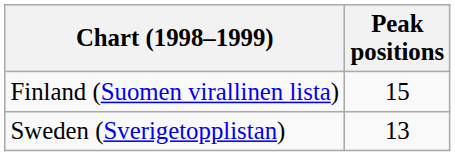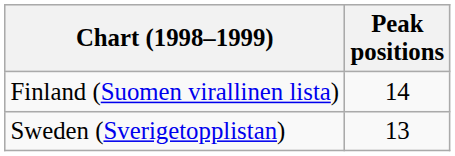(397, 91) 15 -> (397, 91) 14
